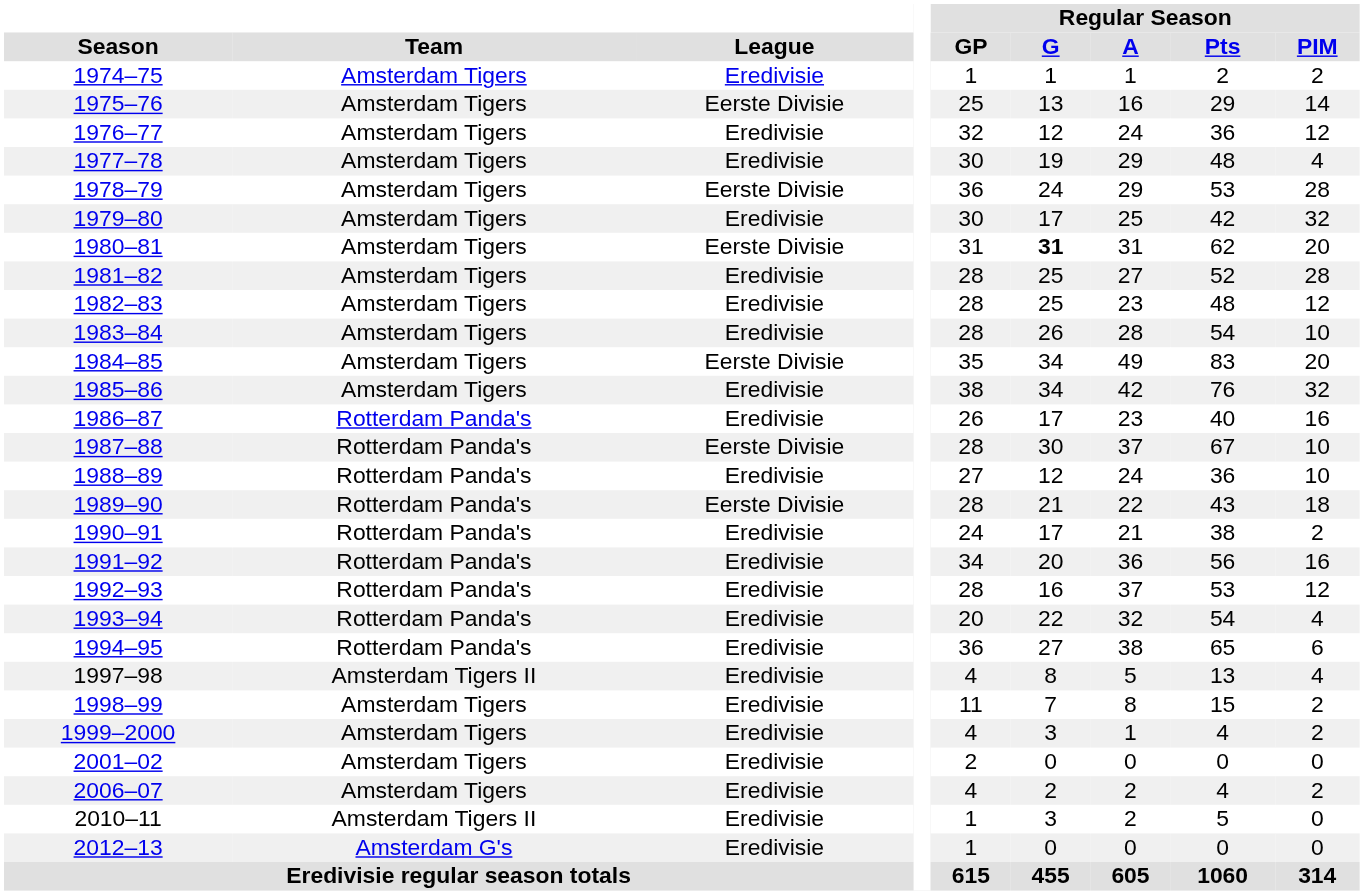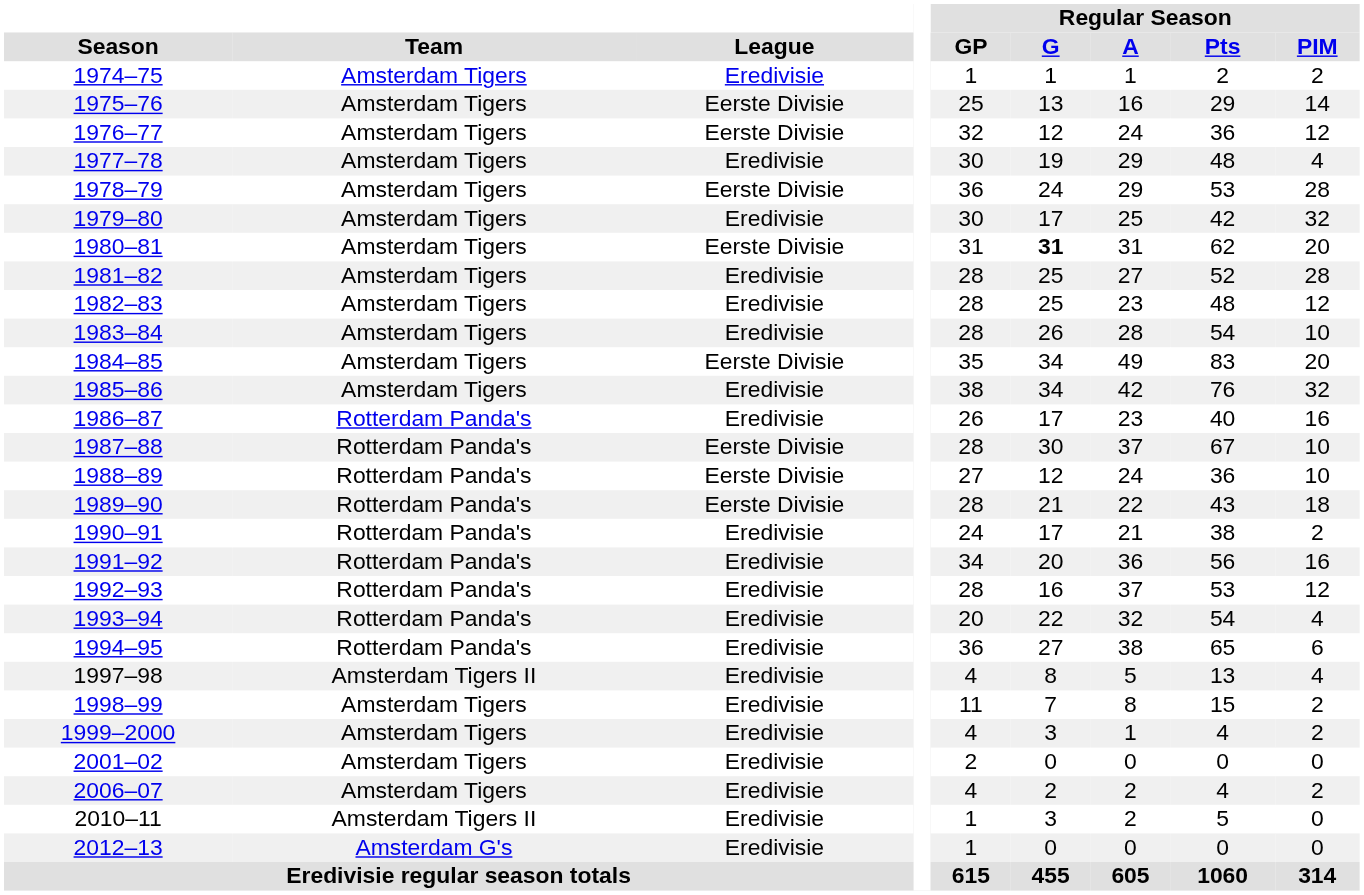(774, 132) Eredivisie -> (774, 132) Eerste Divisie
(774, 475) Eredivisie -> (774, 475) Eerste Divisie
